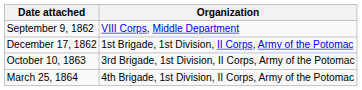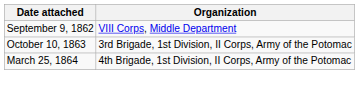- row: (52, 45)
